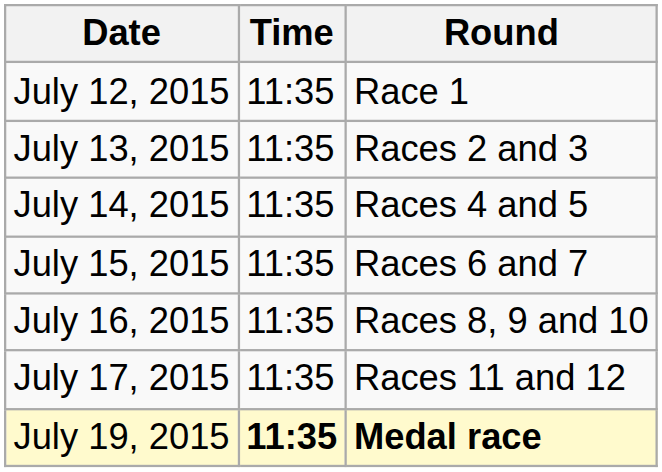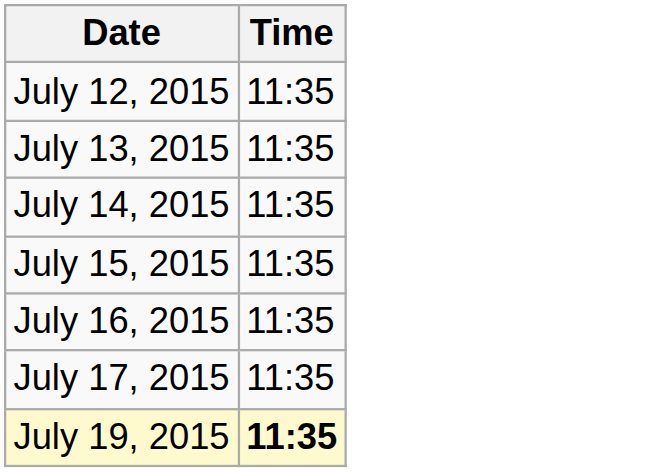- column: (501, 33)
